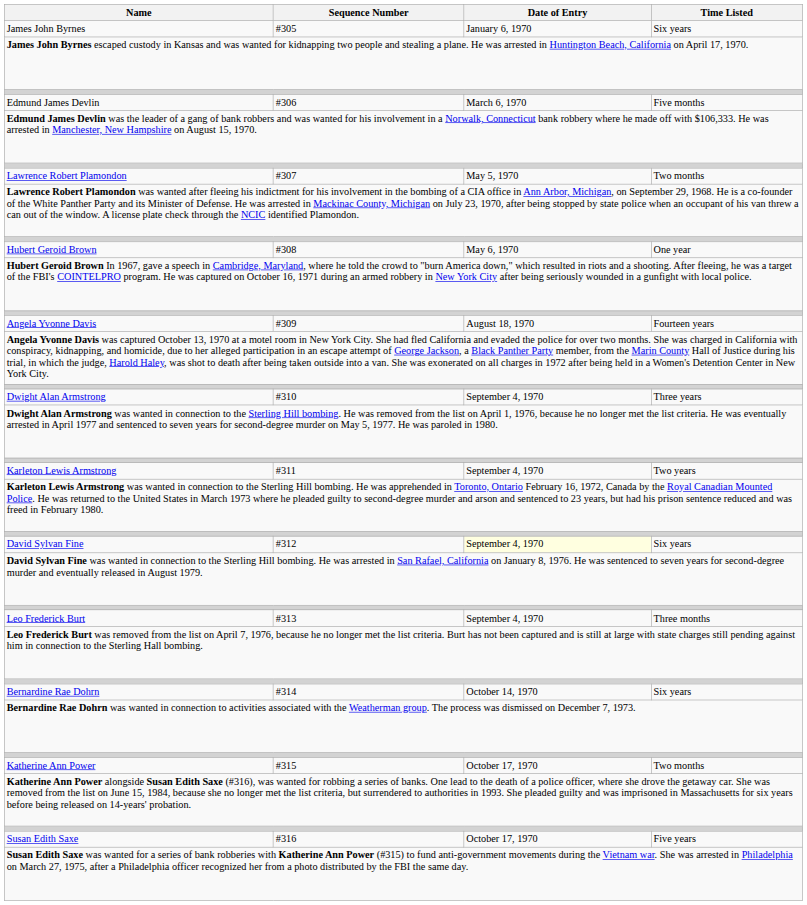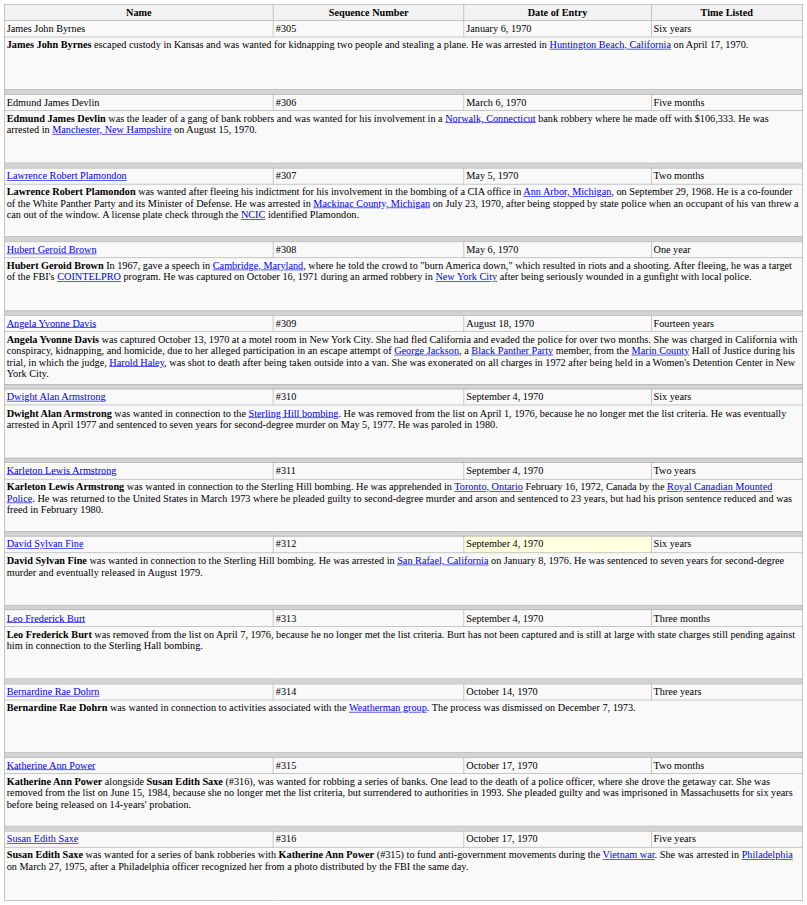(678, 397) Three years -> (672, 397) Six years
(672, 691) Six years -> (678, 691) Three years
